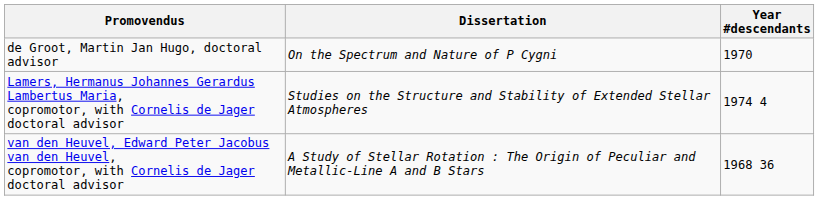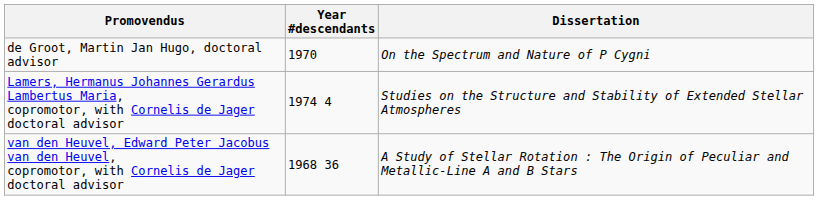columns swapped: (503, 21) <-> (767, 21)
